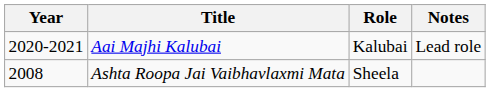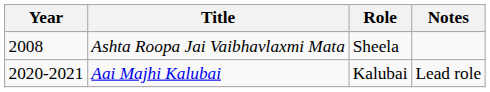rows swapped: (218, 73) <-> (156, 45)
